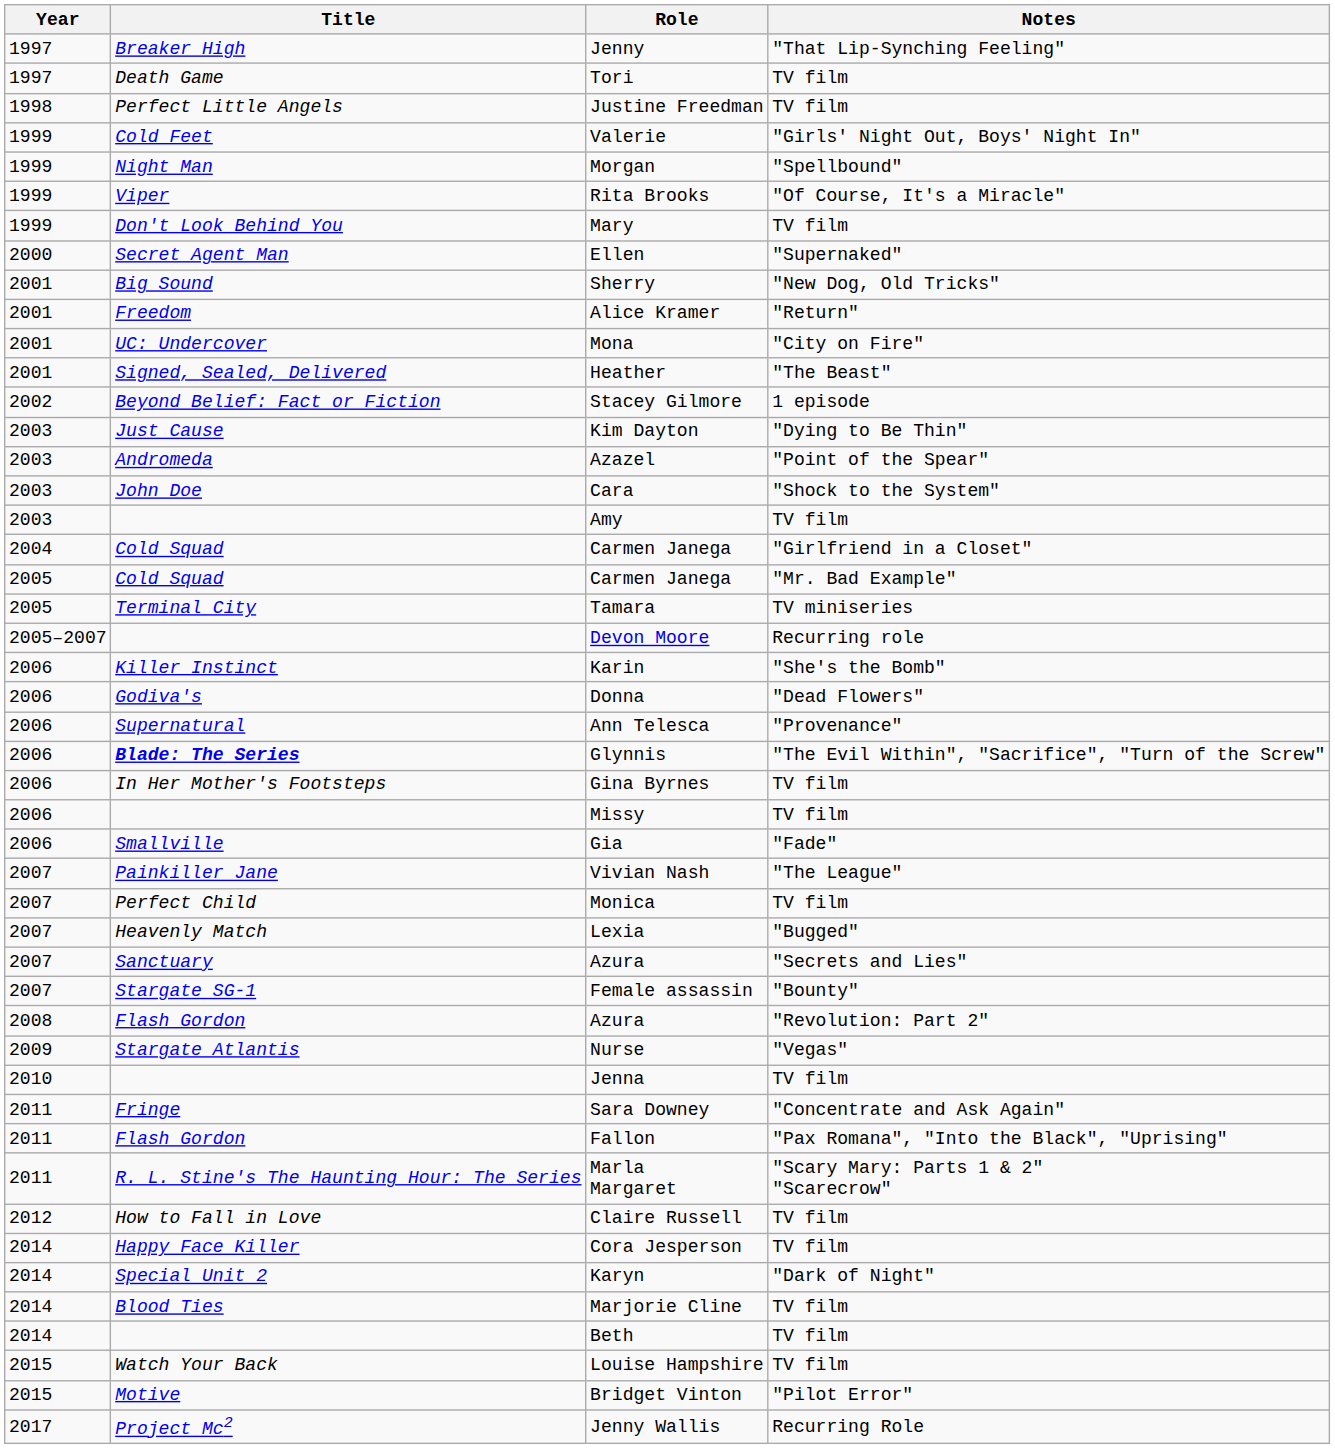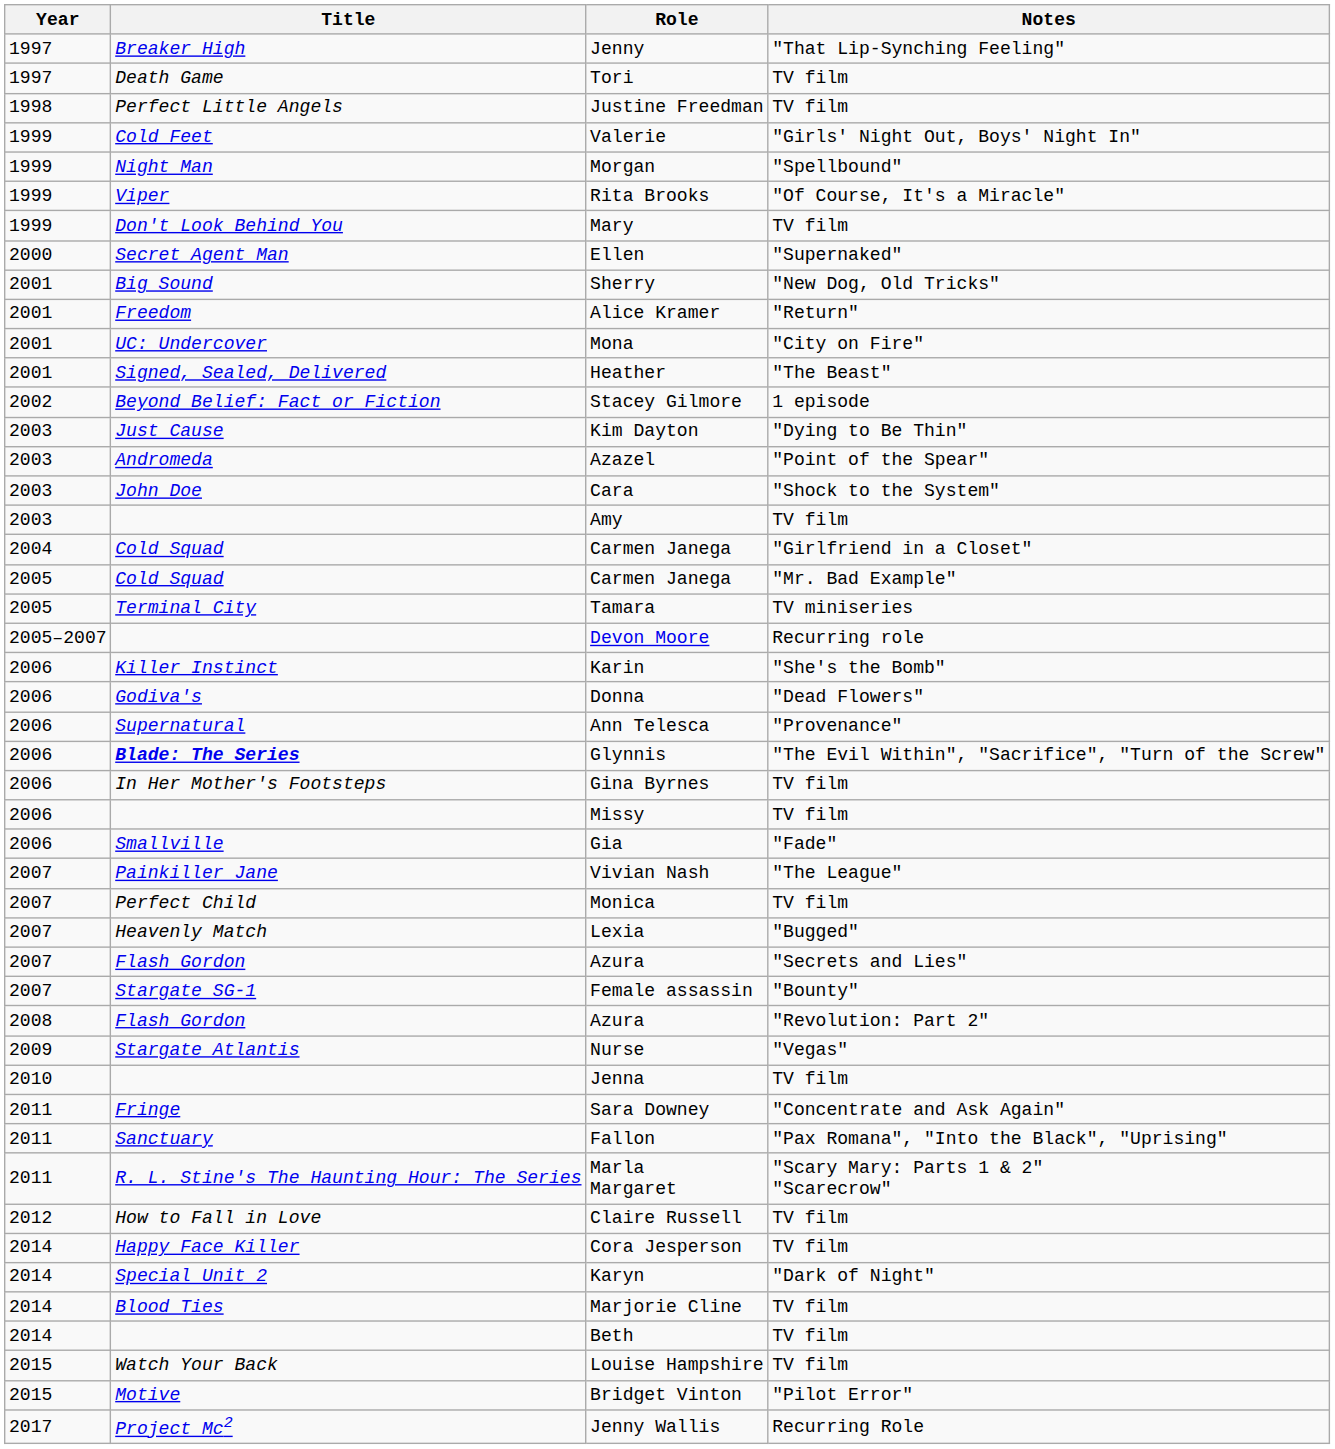(164, 962) Sanctuary -> (180, 962) Flash Gordon
(180, 1139) Flash Gordon -> (164, 1139) Sanctuary
